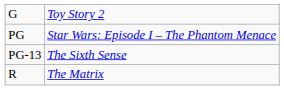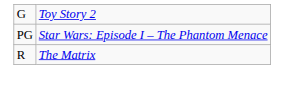- row: (25, 54)
